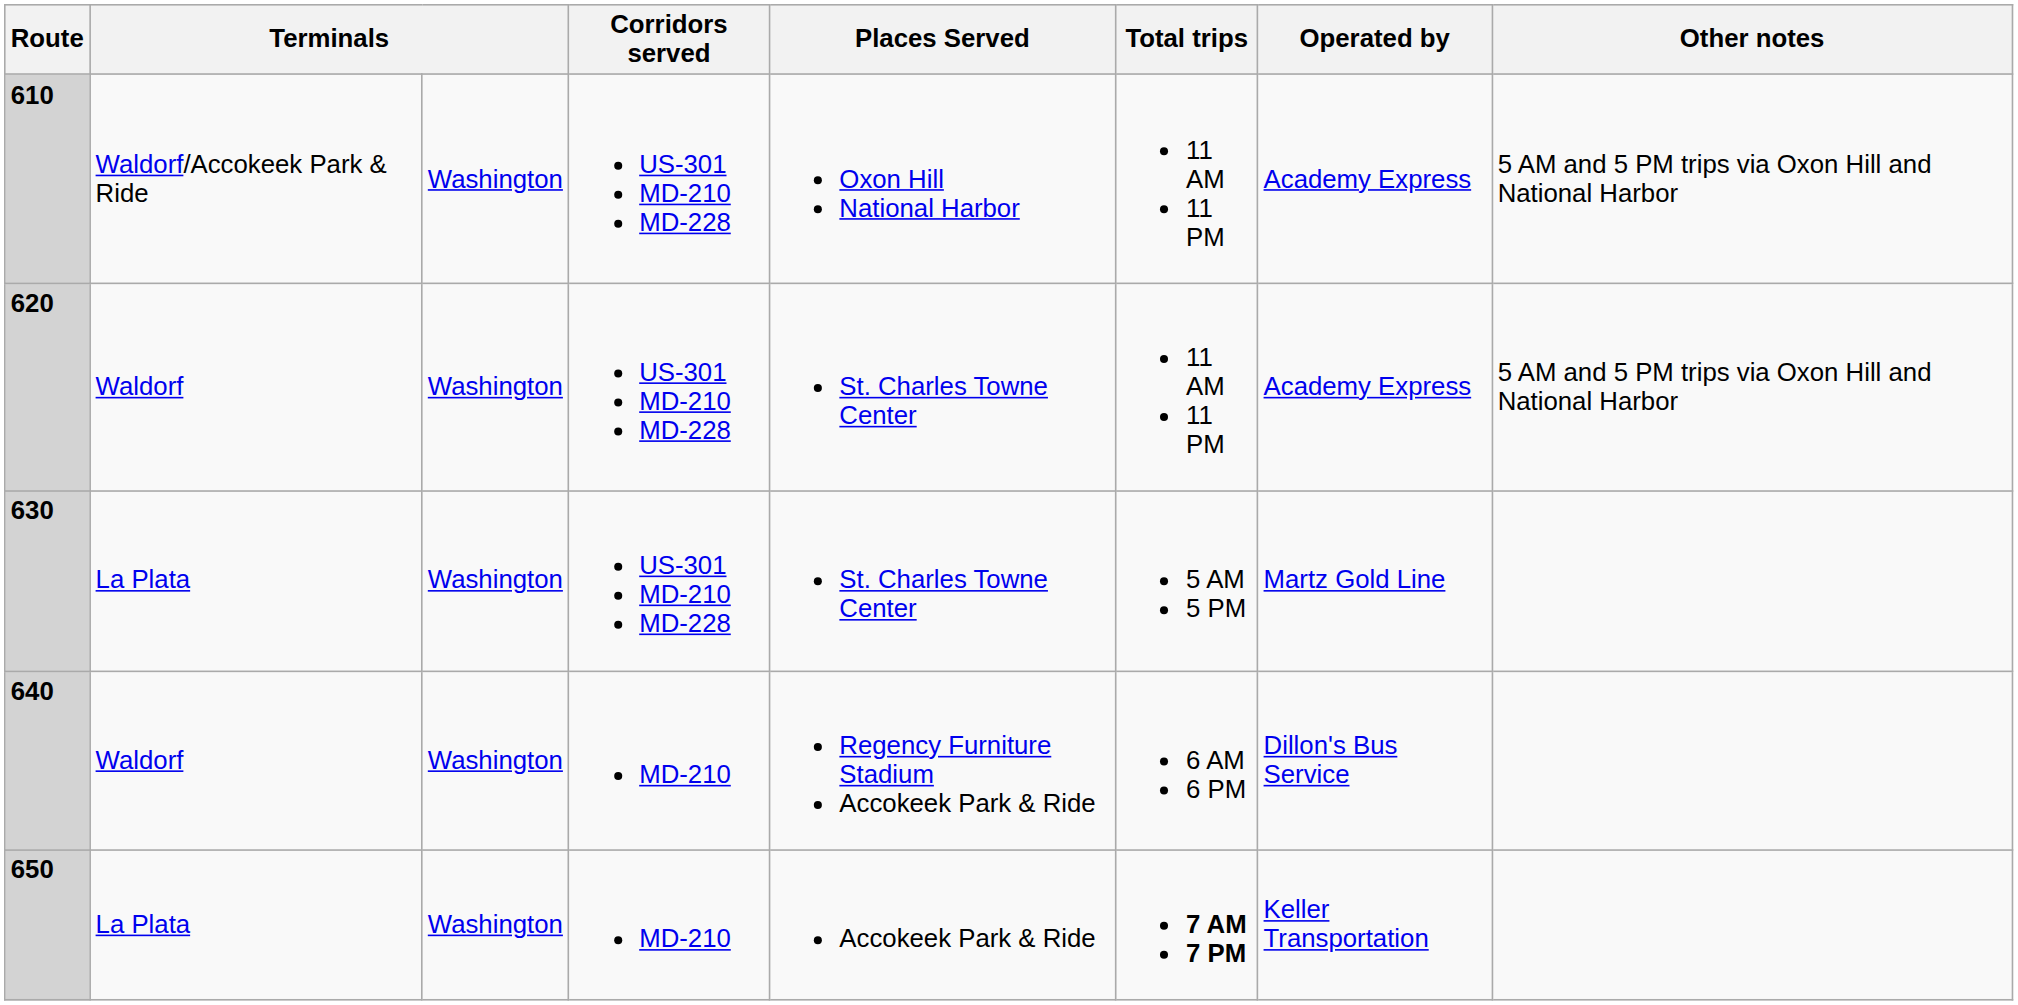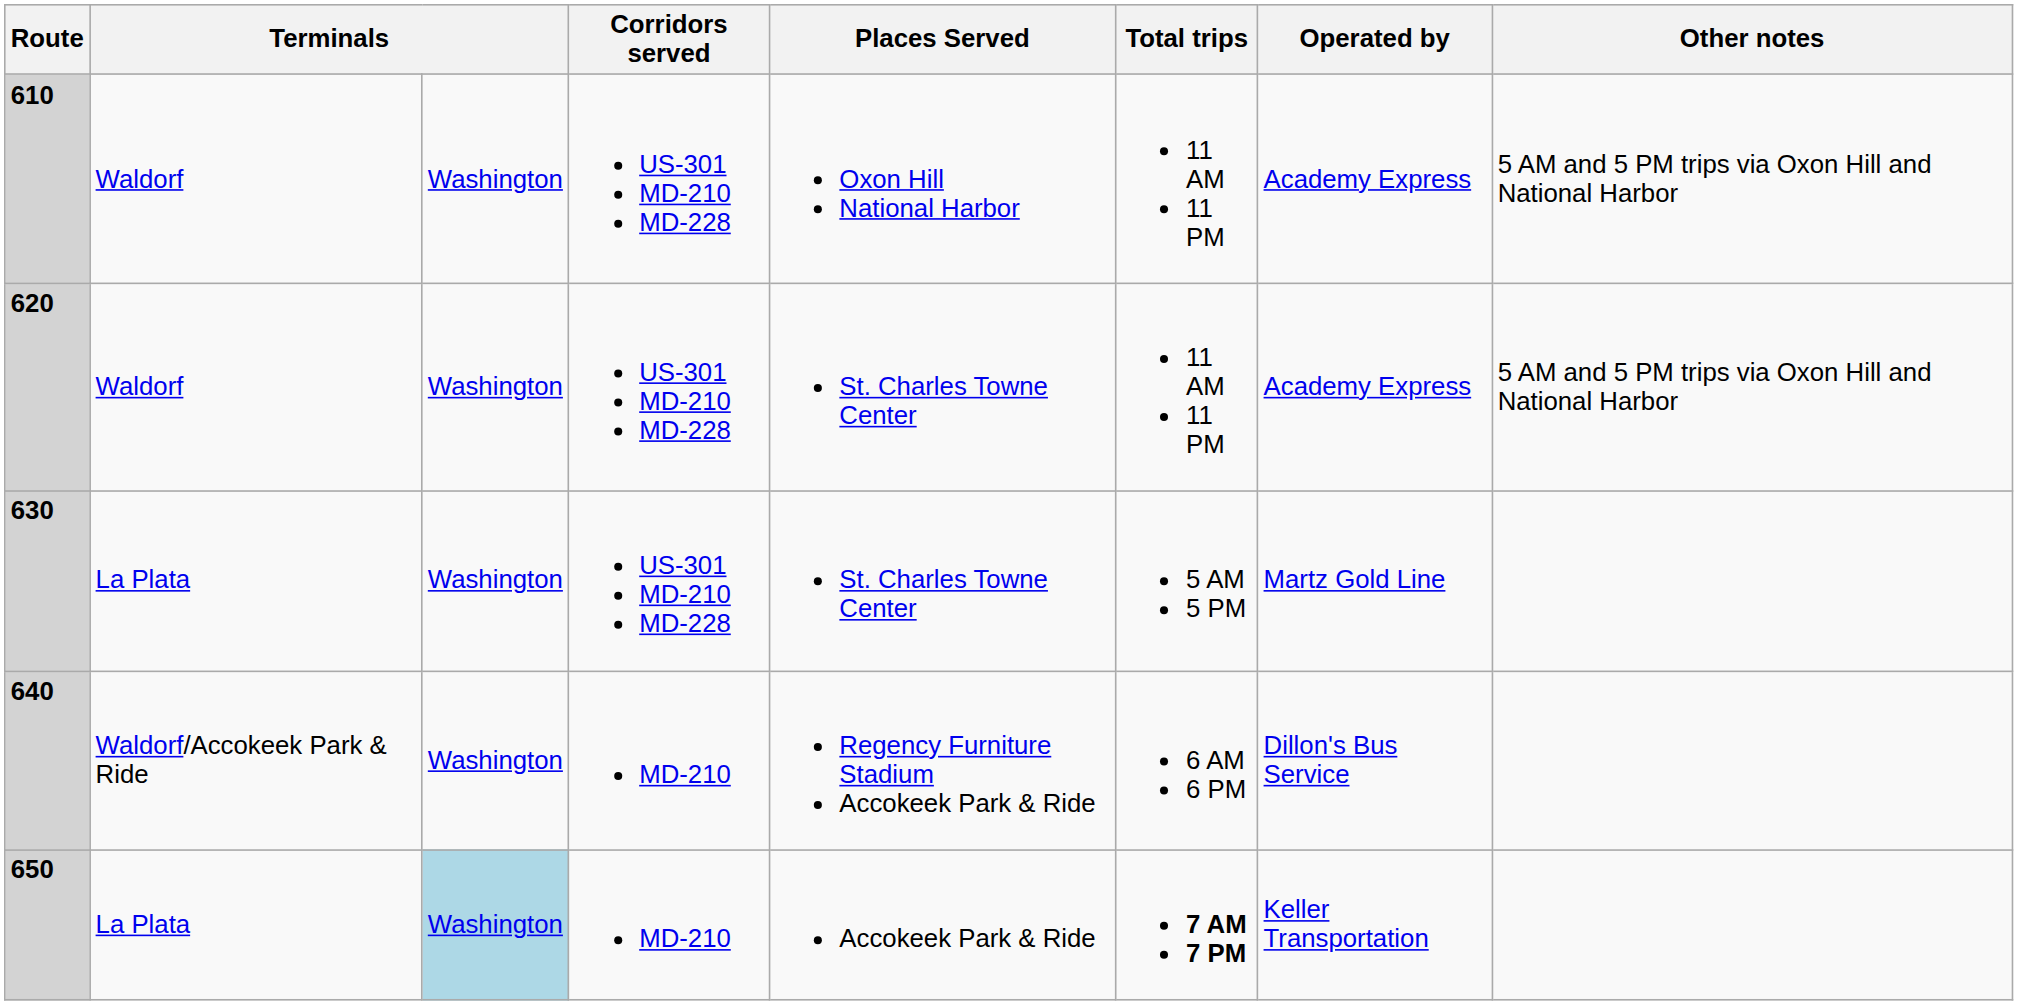(241, 178) Waldorf/Accokeek Park & Ride -> (139, 178) Waldorf
(139, 759) Waldorf -> (241, 759) Waldorf/Accokeek Park & Ride
(495, 924) no background -> (495, 924) lightblue background
